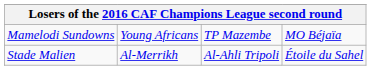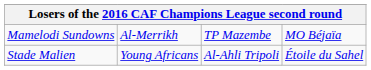(159, 34) Young Africans -> (149, 34) Al-Merrikh
(149, 55) Al-Merrikh -> (159, 55) Young Africans
